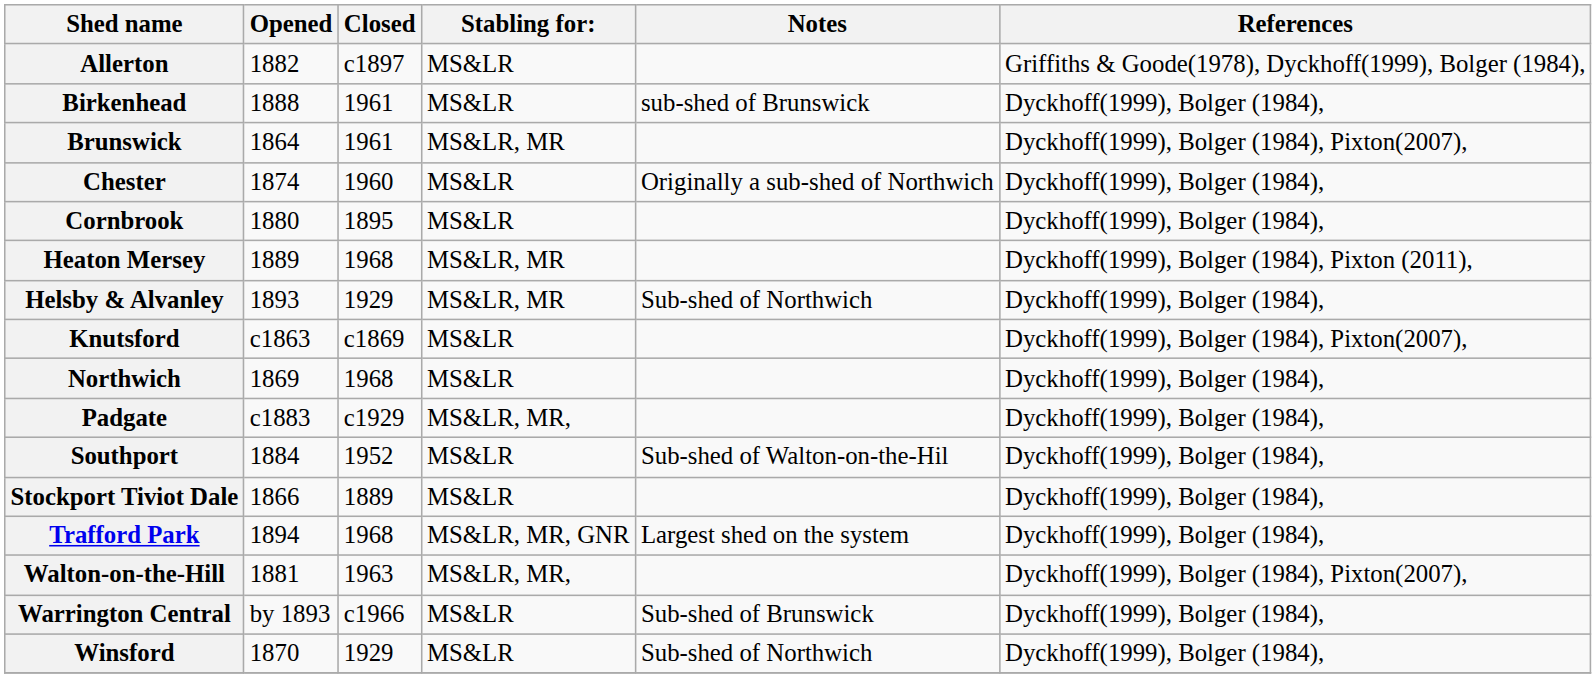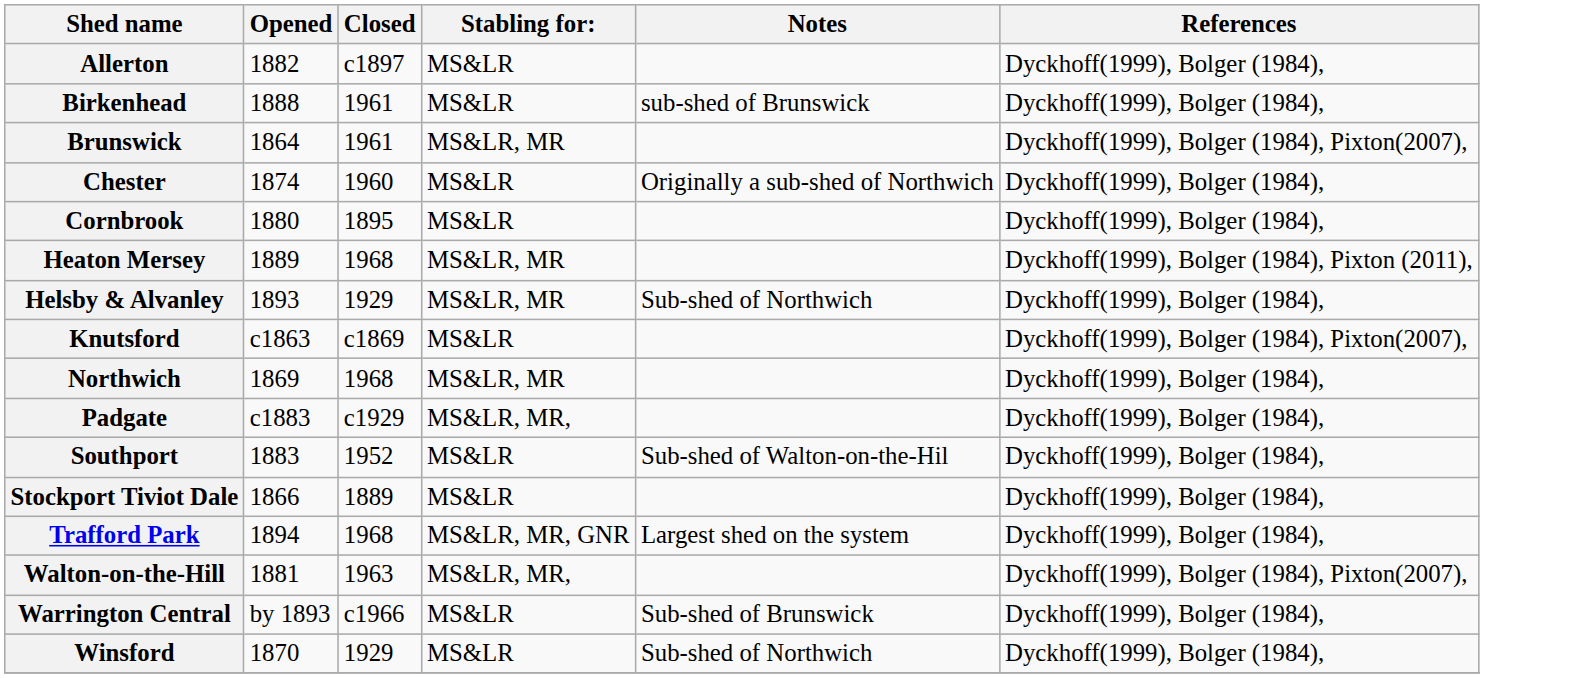(1295, 63) Griffiths & Goode(1978), Dyckhoff(1999), Bolger (1984), -> (1165, 63) Dyckhoff(1999), Bolger (1984),
(470, 378) MS&LR -> (496, 378) MS&LR, MR
(275, 456) 1884 -> (275, 456) 1883
